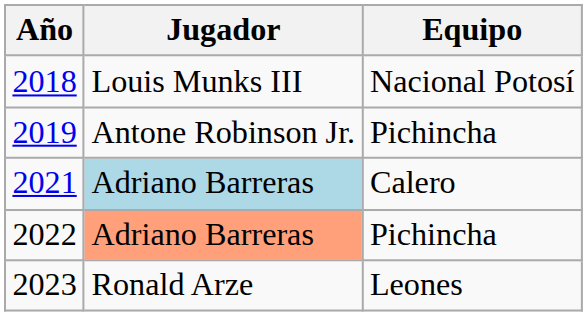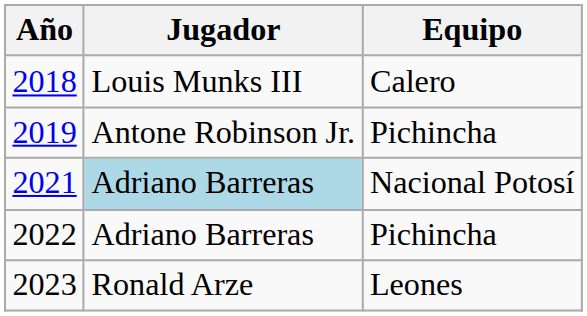(472, 81) Nacional Potosí -> (413, 81) Calero
(413, 183) Calero -> (472, 183) Nacional Potosí
(203, 234) lightsalmon background -> (203, 234) no background
